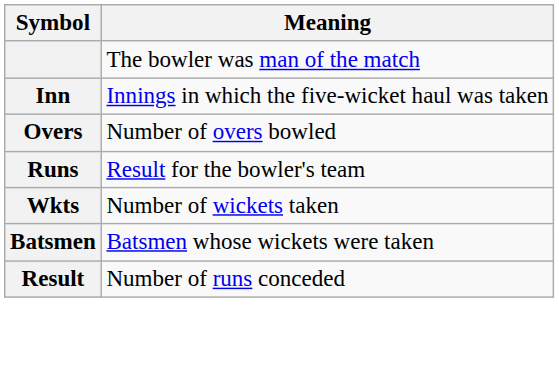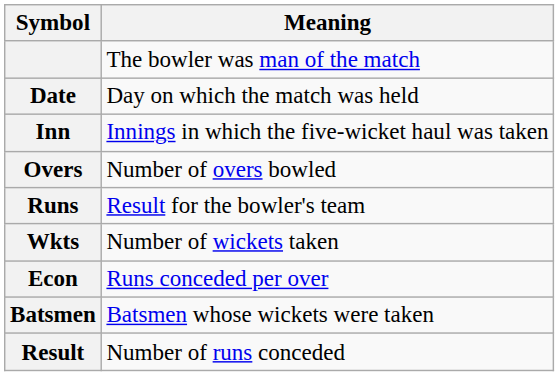+ row: (53, 95)
+ row: (53, 278)
